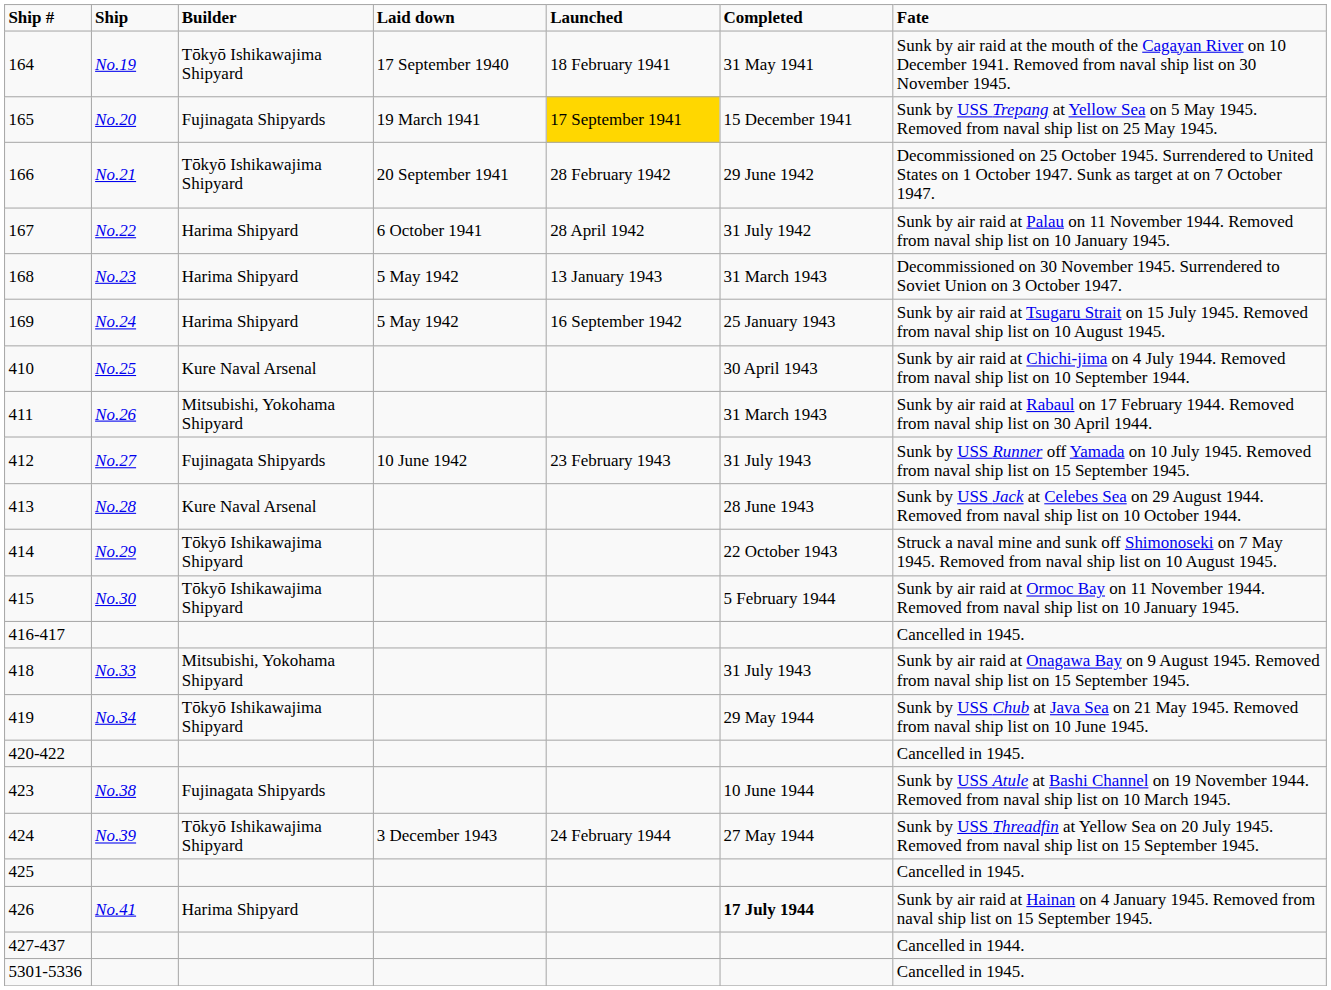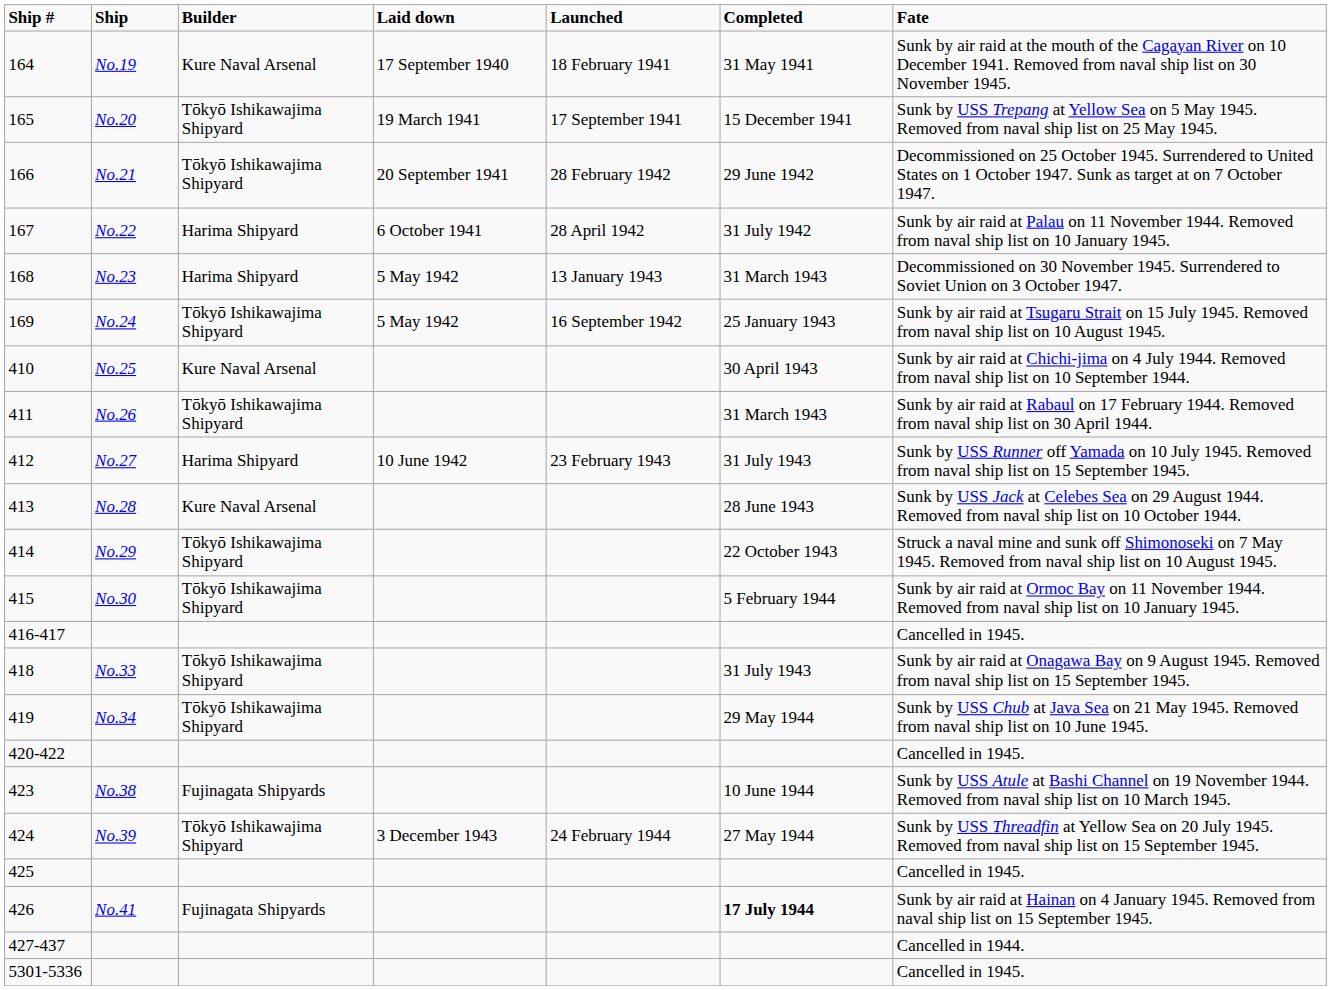(252, 63) Tōkyō Ishikawajima Shipyard -> (249, 63) Kure Naval Arsenal
(254, 119) Fujinagata Shipyards -> (252, 119) Tōkyō Ishikawajima Shipyard
(616, 119) gold background -> (616, 119) no background
(240, 322) Harima Shipyard -> (252, 322) Tōkyō Ishikawajima Shipyard
(258, 414) Mitsubishi, Yokohama Shipyard -> (252, 414) Tōkyō Ishikawajima Shipyard
(254, 460) Fujinagata Shipyards -> (240, 460) Harima Shipyard
(258, 671) Mitsubishi, Yokohama Shipyard -> (252, 671) Tōkyō Ishikawajima Shipyard
(240, 908) Harima Shipyard -> (254, 908) Fujinagata Shipyards
